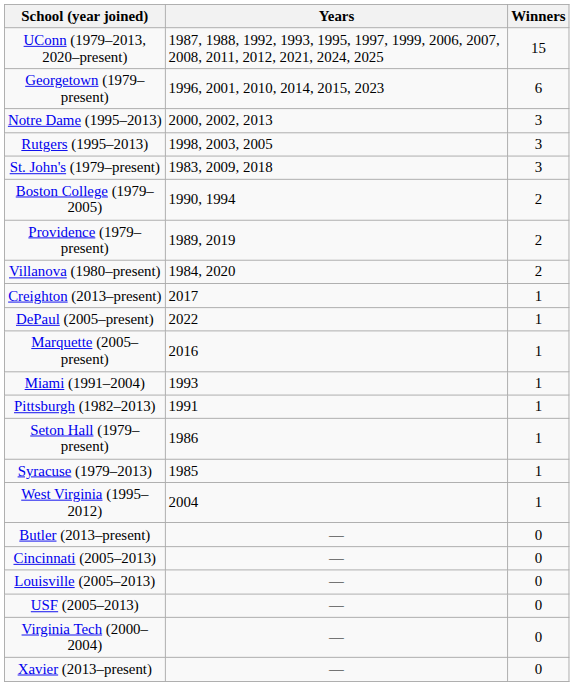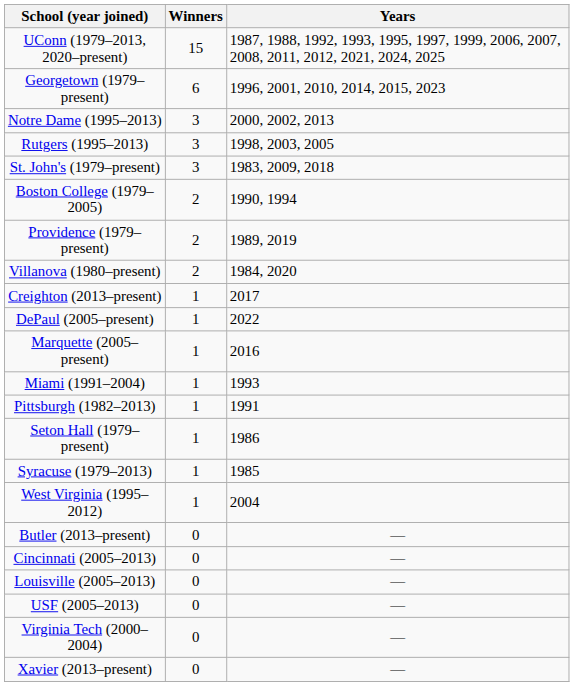columns swapped: (538, 16) <-> (336, 16)
